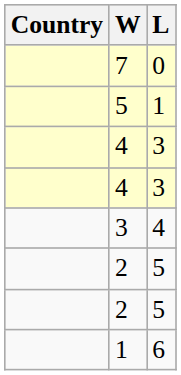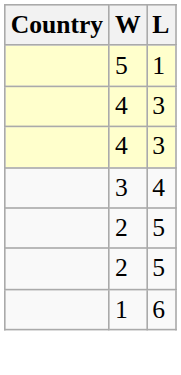- row: (121, 65)
